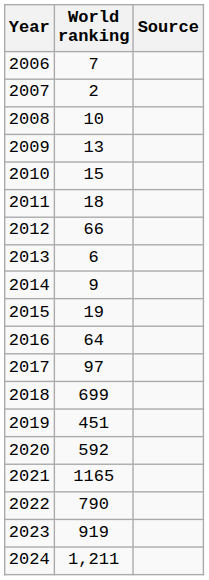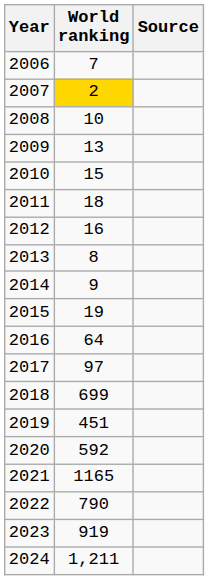(94, 93) no background -> (94, 93) gold background
(94, 231) 66 -> (94, 231) 16
(94, 258) 6 -> (94, 258) 8
